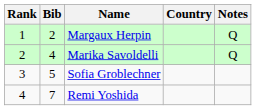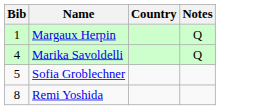- column: (22, 14)
(52, 34) 2 -> (17, 34) 1
(52, 94) 7 -> (17, 94) 8
